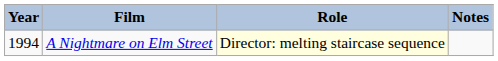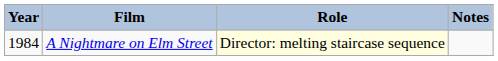(24, 43) 1994 -> (24, 43) 1984
